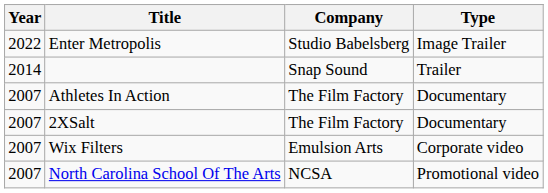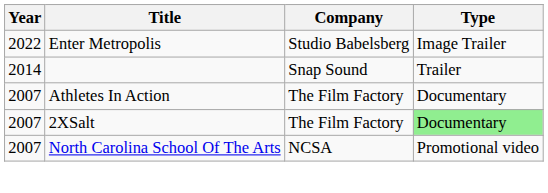(462, 122) no background -> (462, 122) lightgreen background
- row: (86, 148)
